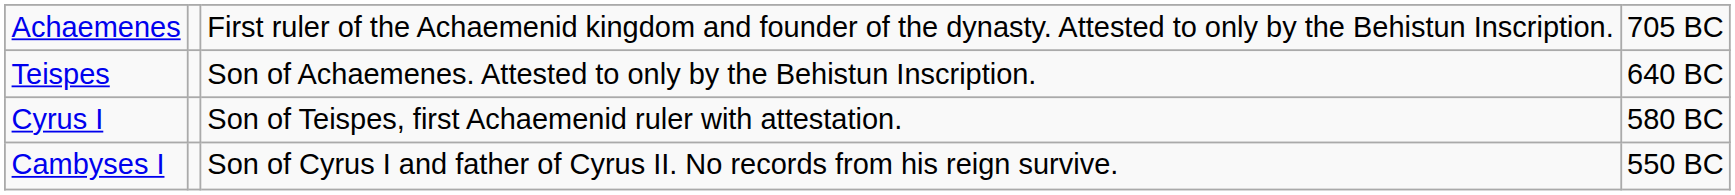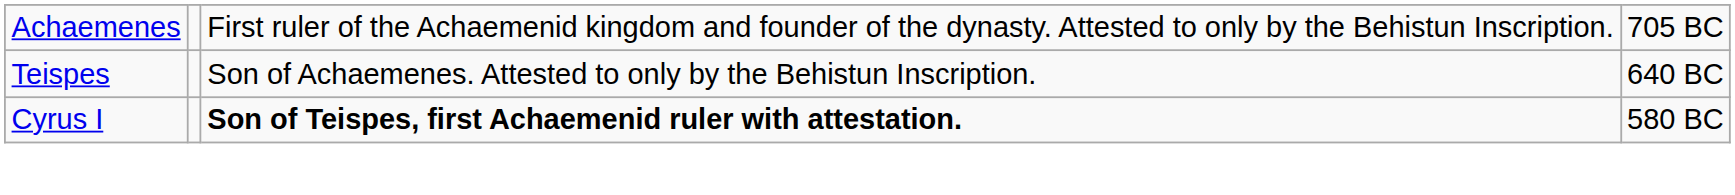(555, 119) normal -> (585, 119) bold
- row: (88, 165)
